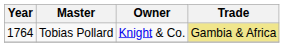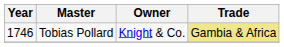(20, 32) 1764 -> (20, 32) 1746
